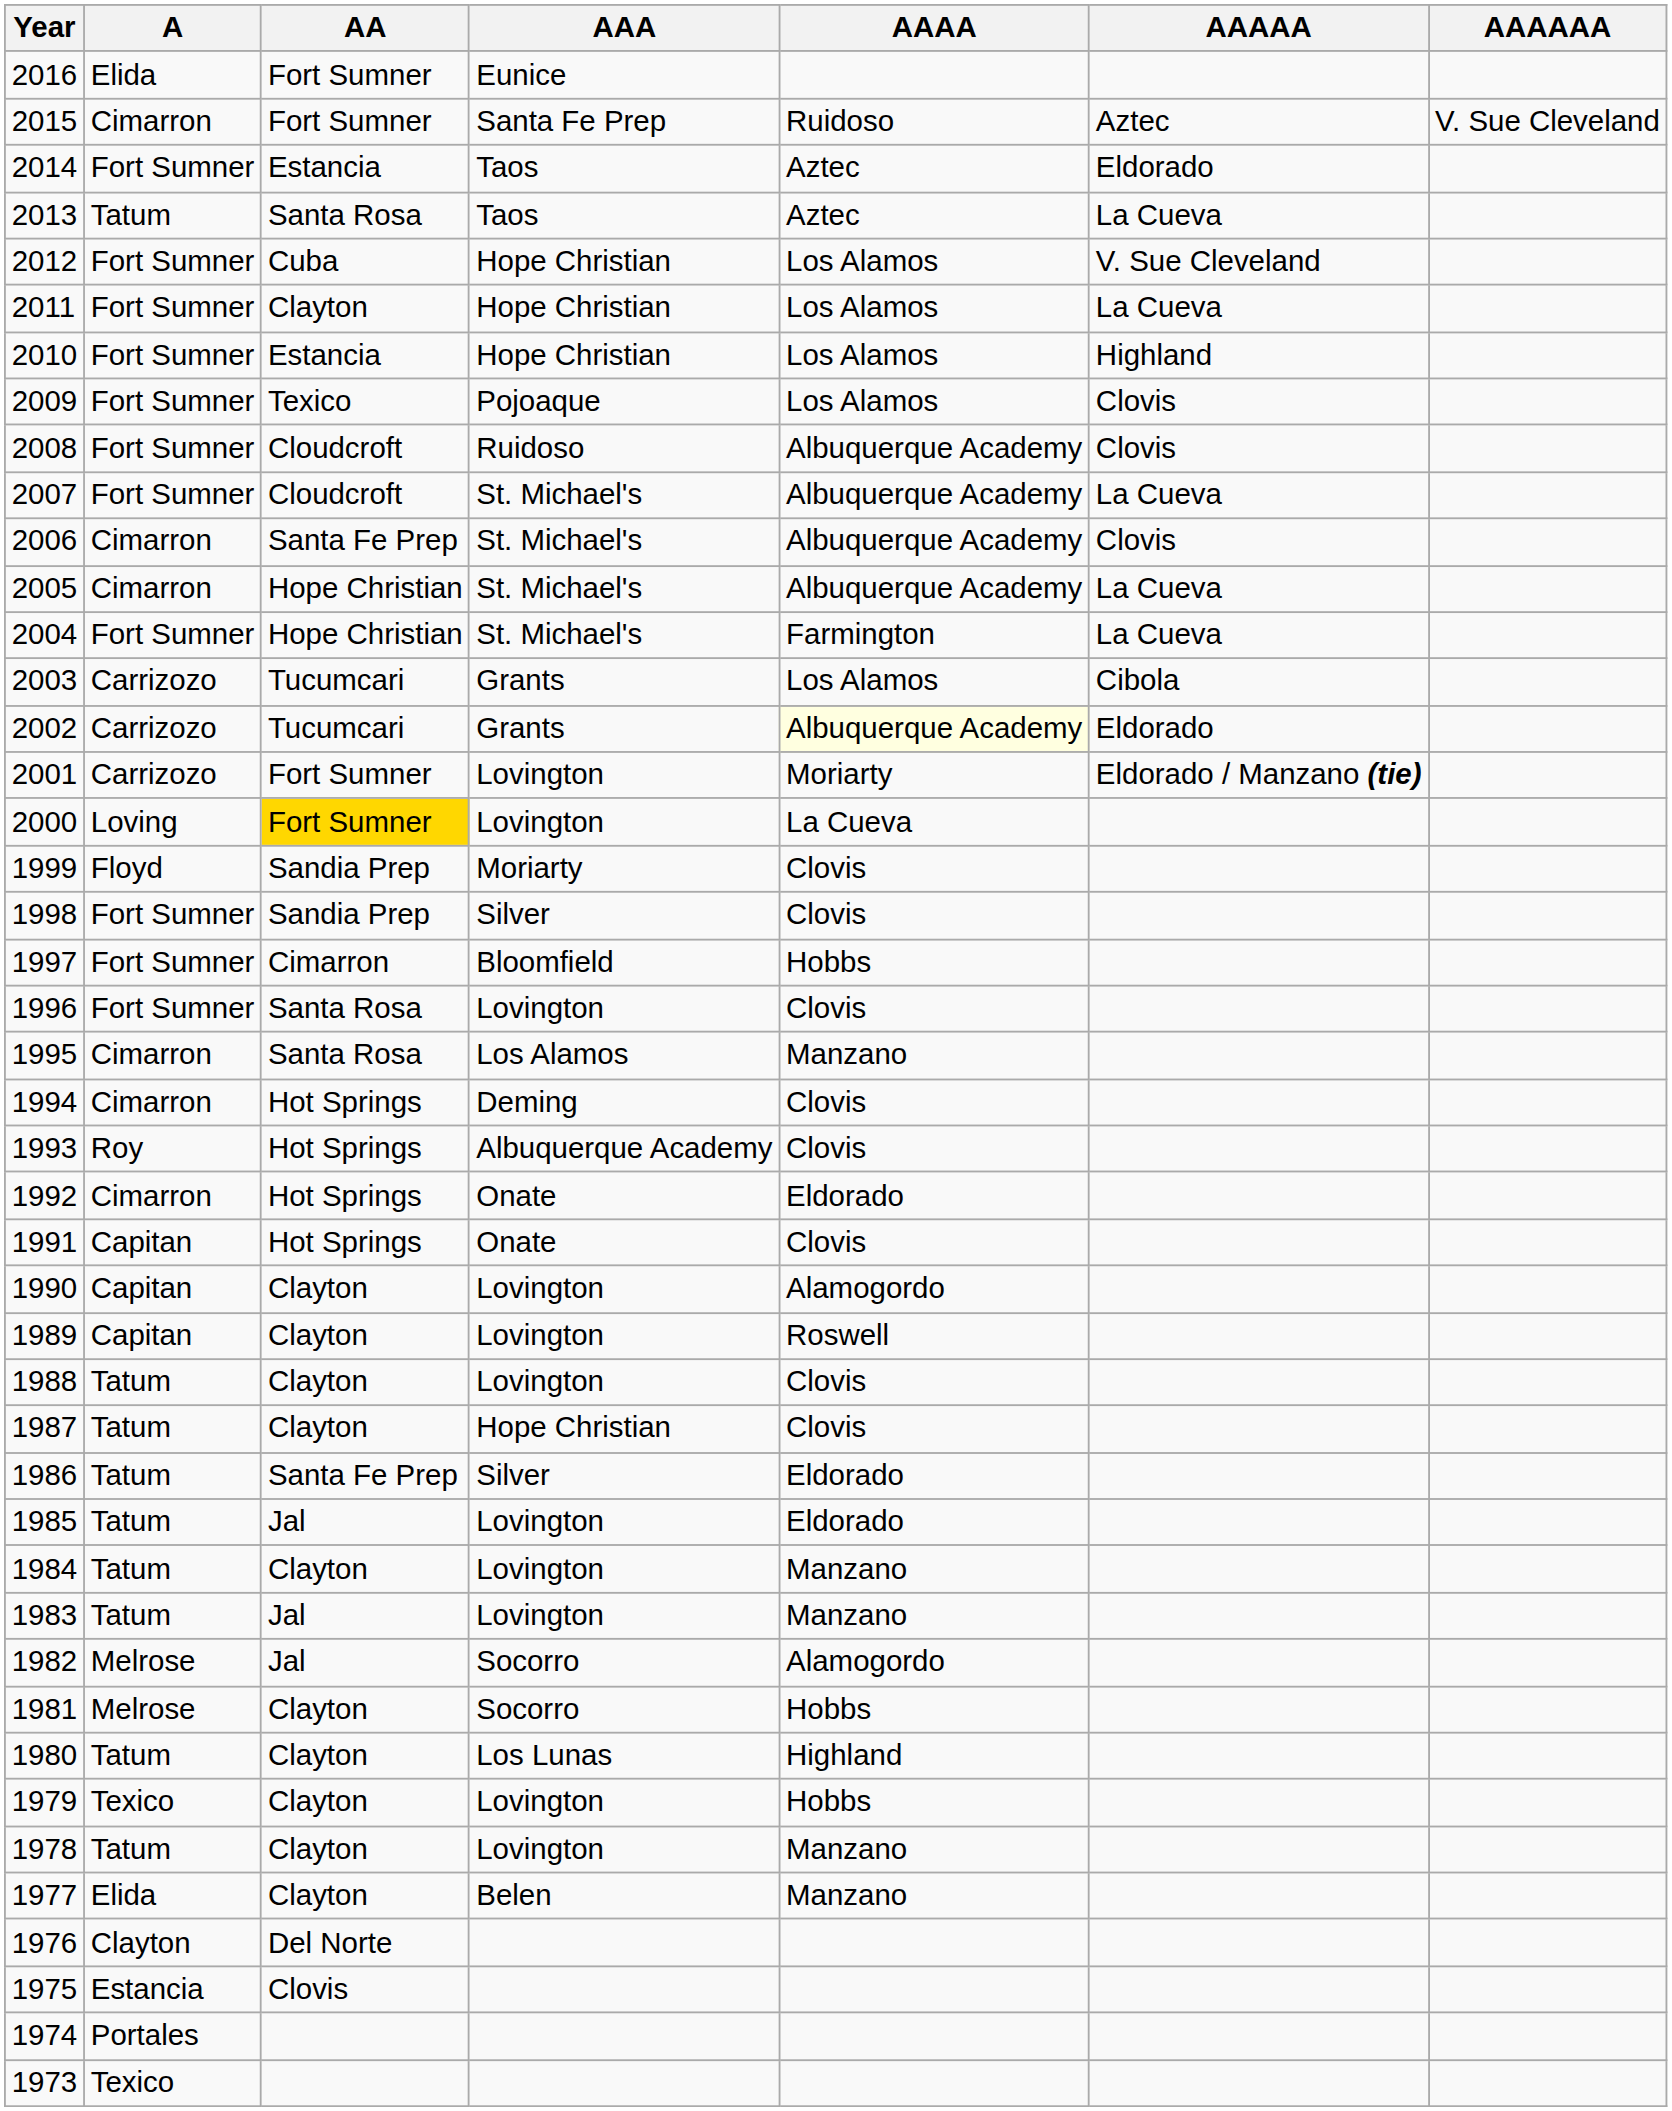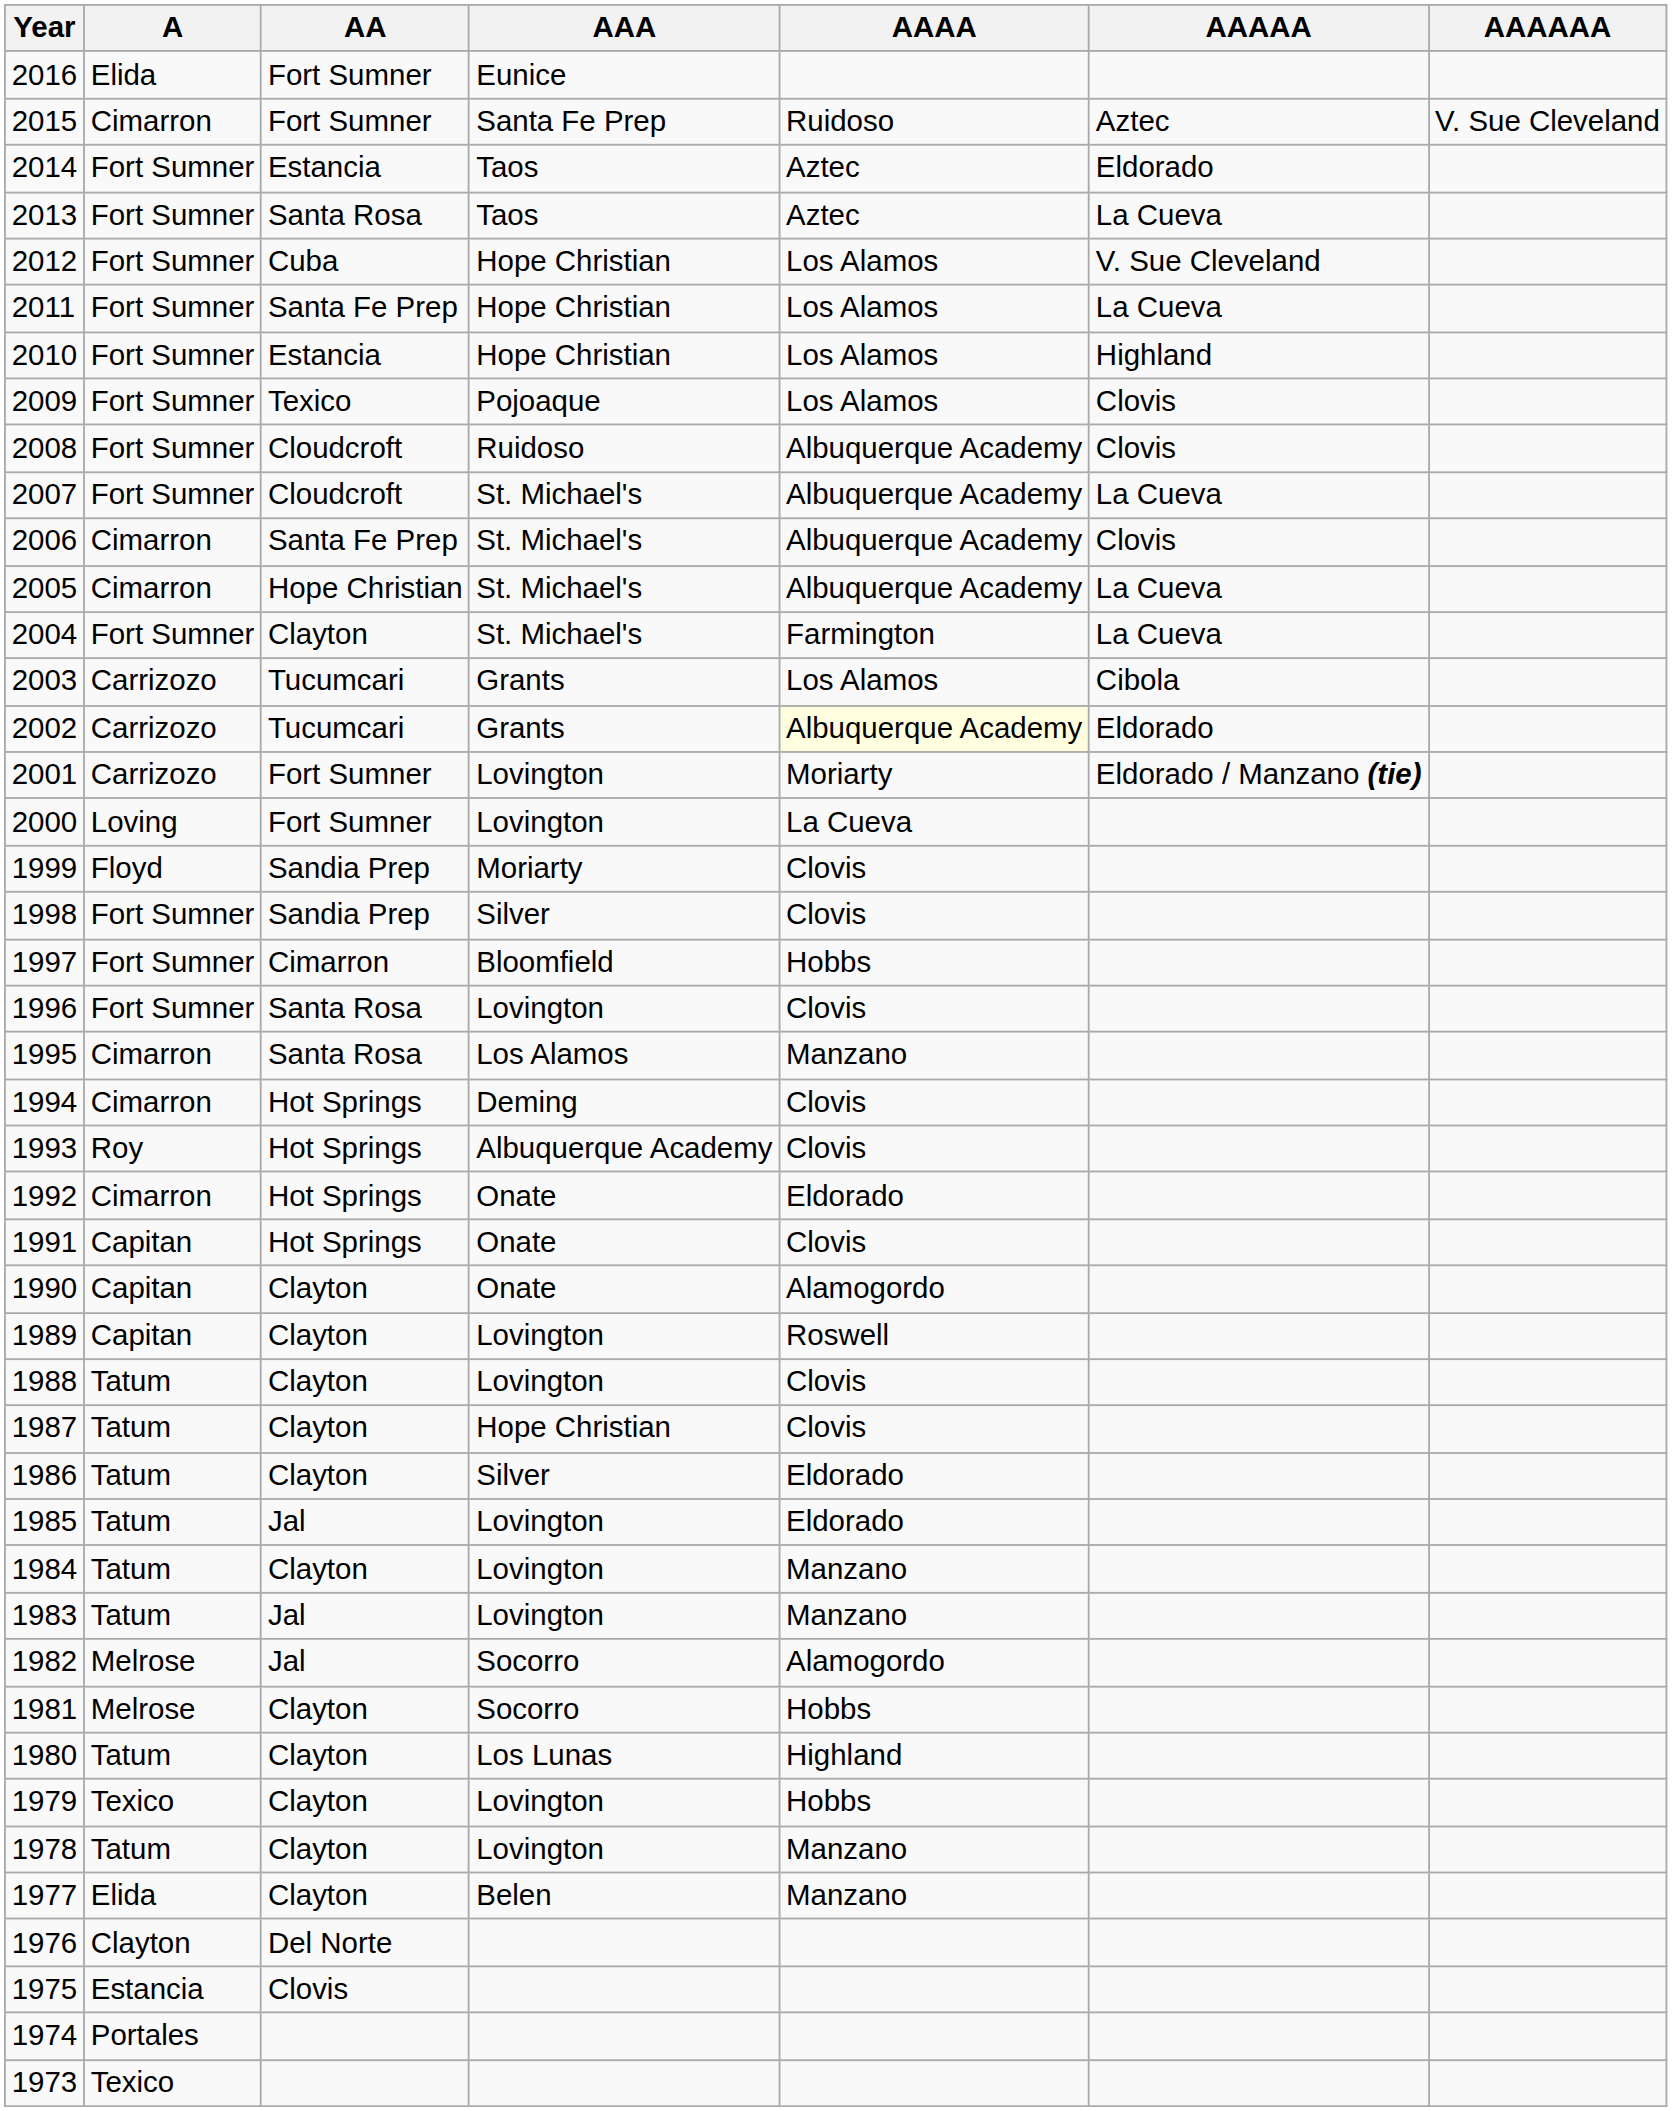(131, 214) Tatum -> (173, 214) Fort Sumner
(318, 307) Clayton -> (363, 307) Santa Fe Prep
(365, 634) Hope Christian -> (318, 634) Clayton
(350, 821) gold background -> (350, 821) no background
(540, 1288) Lovington -> (516, 1288) Onate
(363, 1475) Santa Fe Prep -> (318, 1475) Clayton
